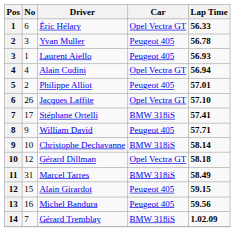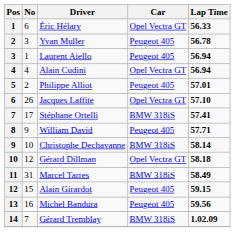(201, 55) 56.93 -> (201, 55) 56.94
